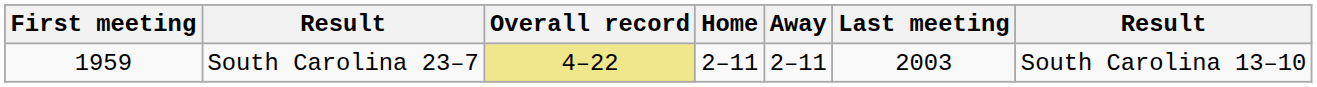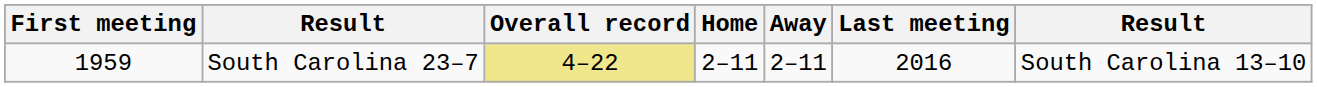(924, 63) 2003 -> (924, 63) 2016
